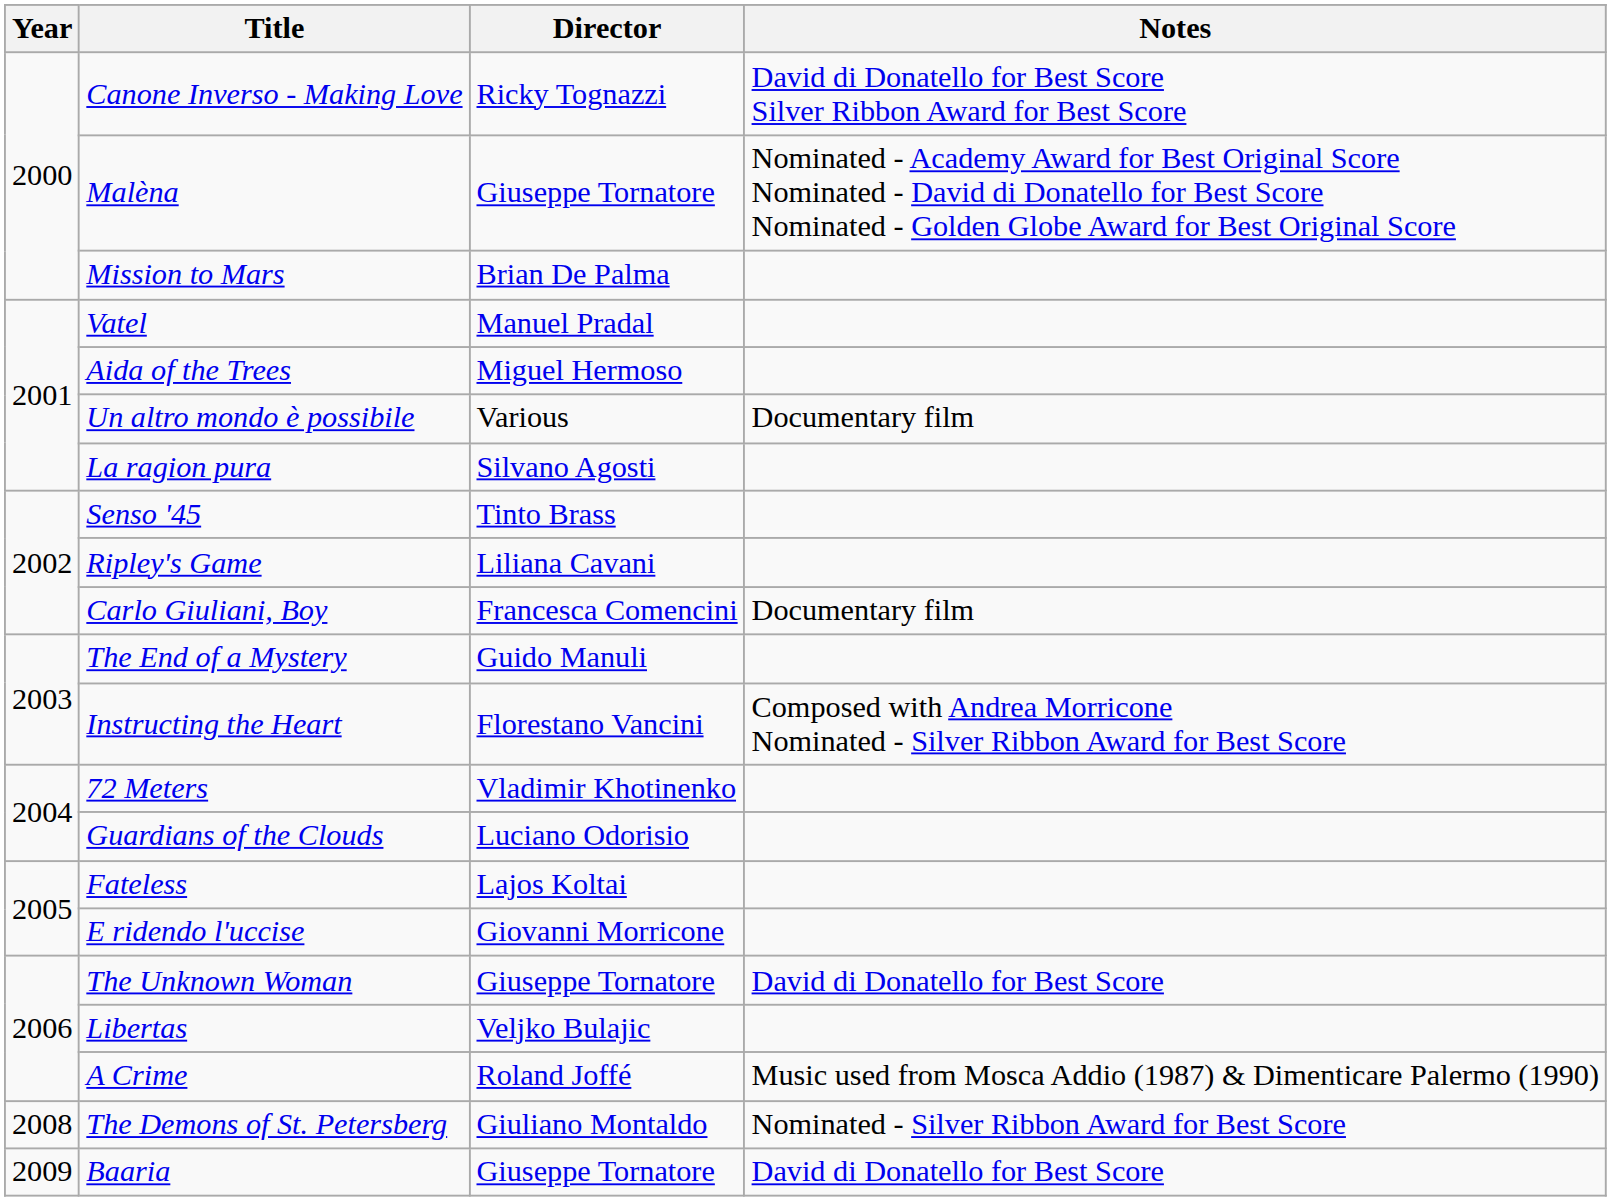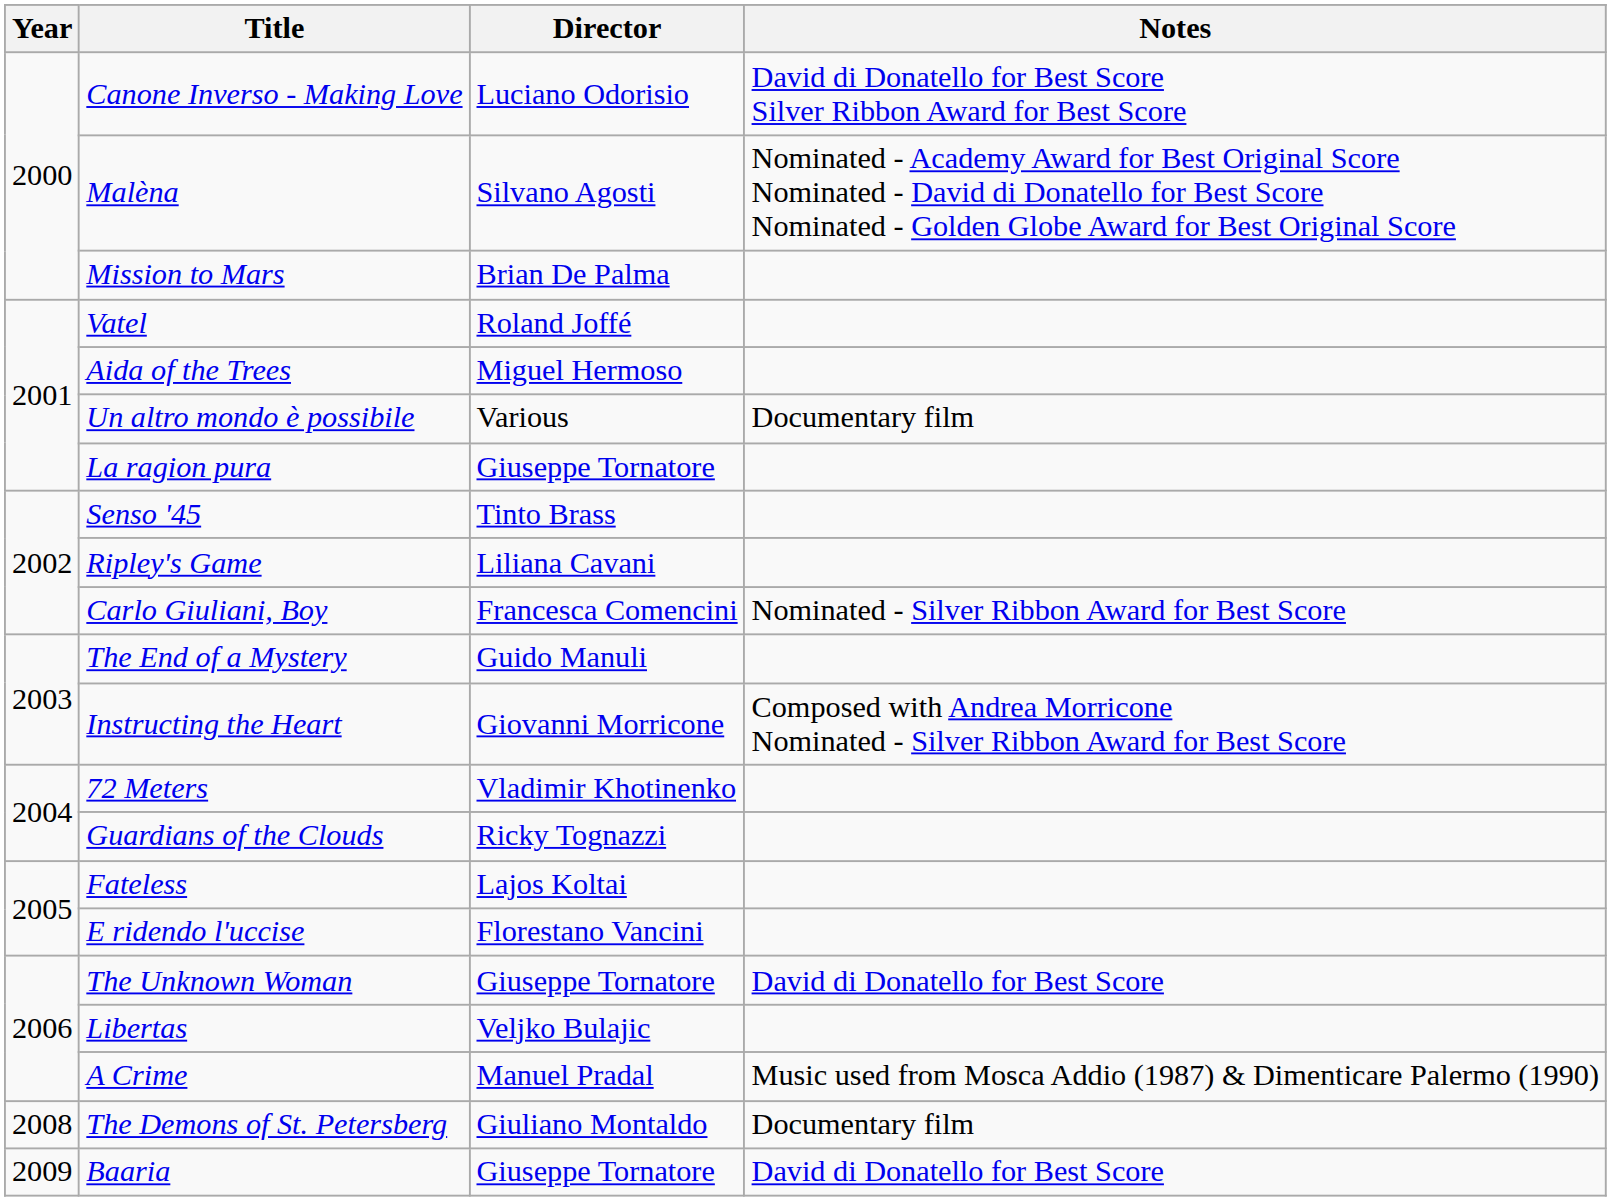(571, 93) Ricky Tognazzi -> (583, 93) Luciano Odorisio
(596, 192) Giuseppe Tornatore -> (566, 192) Silvano Agosti
(565, 322) Manuel Pradal -> (554, 322) Roland Joffé
(566, 466) Silvano Agosti -> (596, 466) Giuseppe Tornatore
(863, 610) Documentary film -> (1049, 610) Nominated - Silver Ribbon Award for Best Score
(590, 723) Florestano Vancini -> (600, 723) Giovanni Morricone
(583, 835) Luciano Odorisio -> (571, 835) Ricky Tognazzi
(600, 931) Giovanni Morricone -> (590, 931) Florestano Vancini
(554, 1075) Roland Joffé -> (565, 1075) Manuel Pradal
(1049, 1123) Nominated - Silver Ribbon Award for Best Score -> (863, 1123) Documentary film
